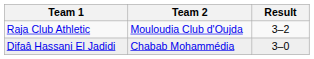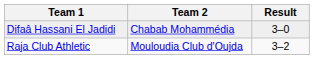rows swapped: (48, 29) <-> (61, 46)
